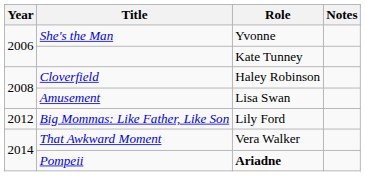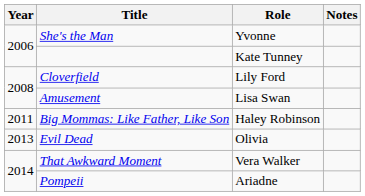(278, 77) Haley Robinson -> (260, 77) Lily Ford
(21, 118) 2012 -> (20, 118) 2011
(260, 118) Lily Ford -> (278, 118) Haley Robinson
+ row: (66, 139)
(258, 160) bold -> (256, 181) normal
